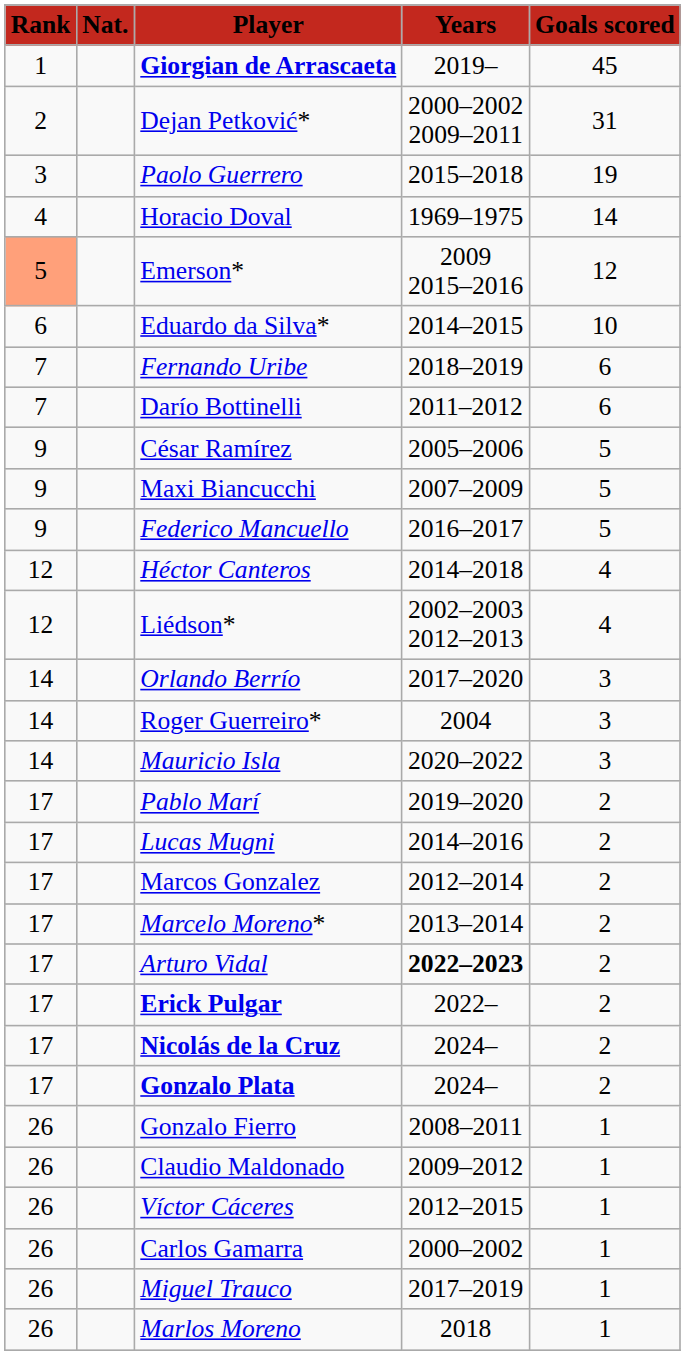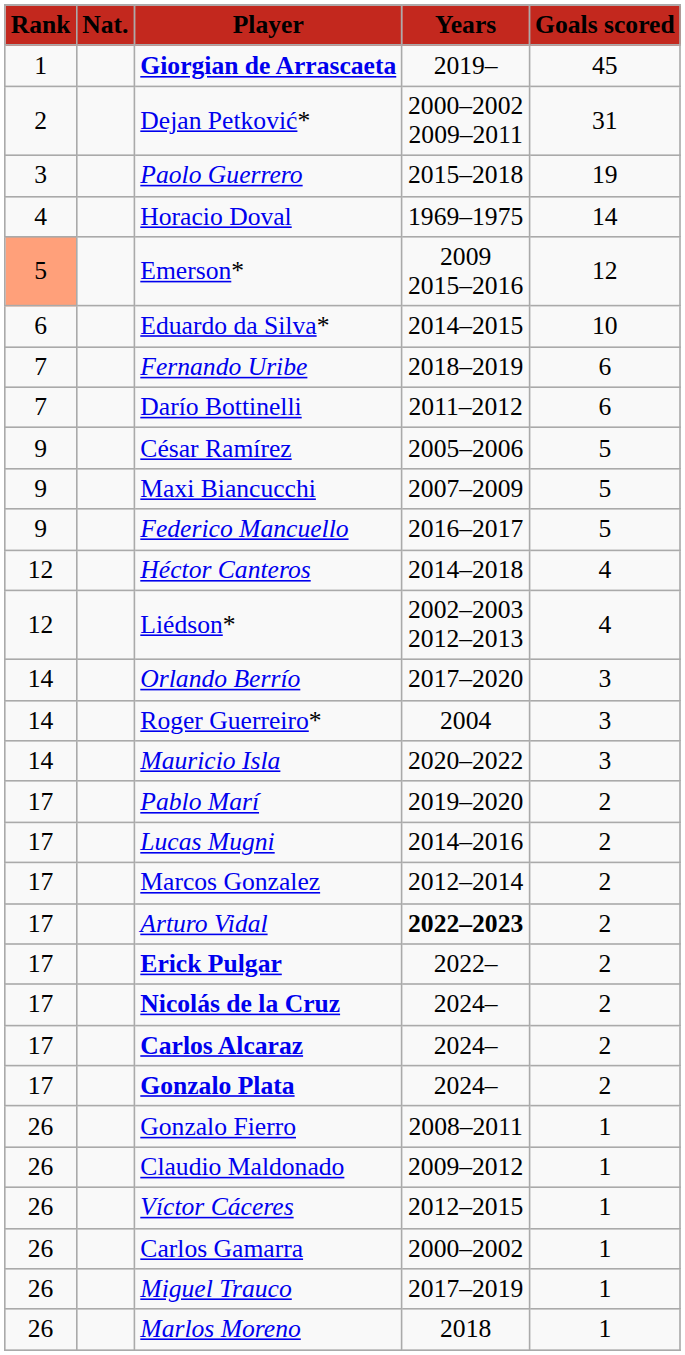- row: (233, 923)
+ row: (222, 1044)
